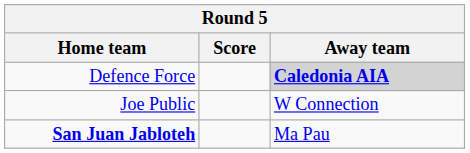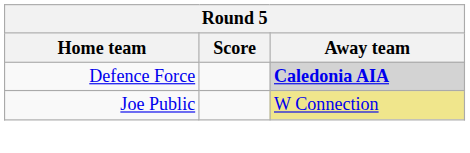(326, 104) no background -> (326, 104) khaki background
- row: (124, 133)
